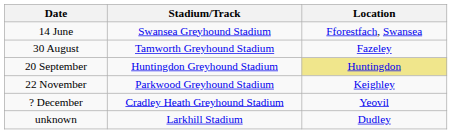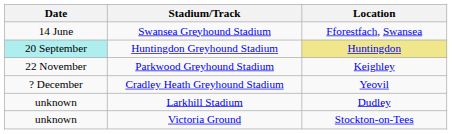- row: (205, 48)
(56, 66) no background -> (56, 48) paleturquoise background
+ row: (205, 119)
